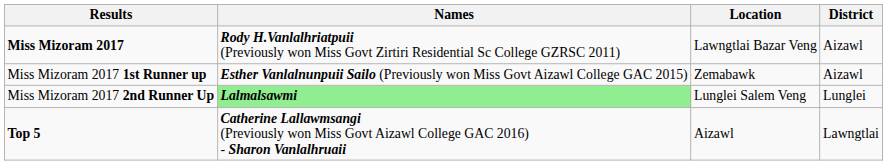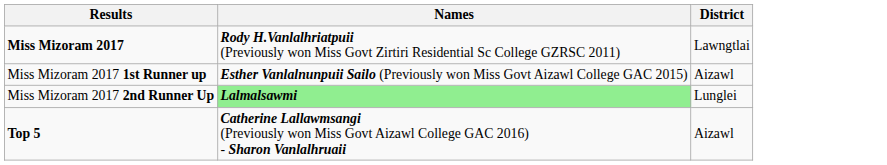- column: (755, 15)
(843, 44) Aizawl -> (722, 44) Lawngtlai
(851, 133) Lawngtlai -> (714, 133) Aizawl
